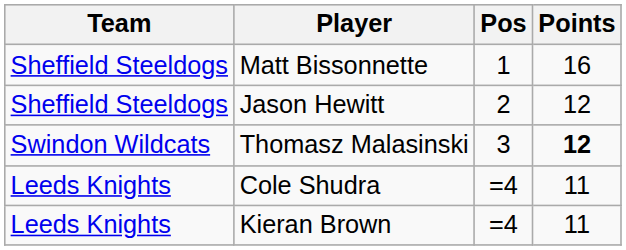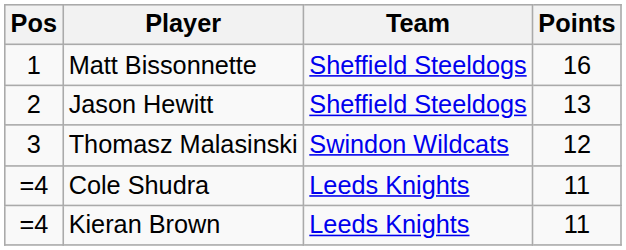columns swapped: (504, 24) <-> (119, 24)
(577, 104) 12 -> (577, 104) 13
(577, 144) bold -> (577, 144) normal
